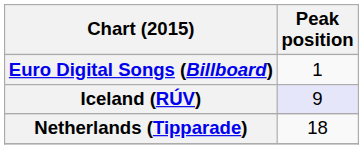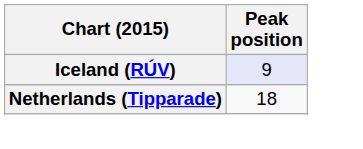- row: (141, 69)
